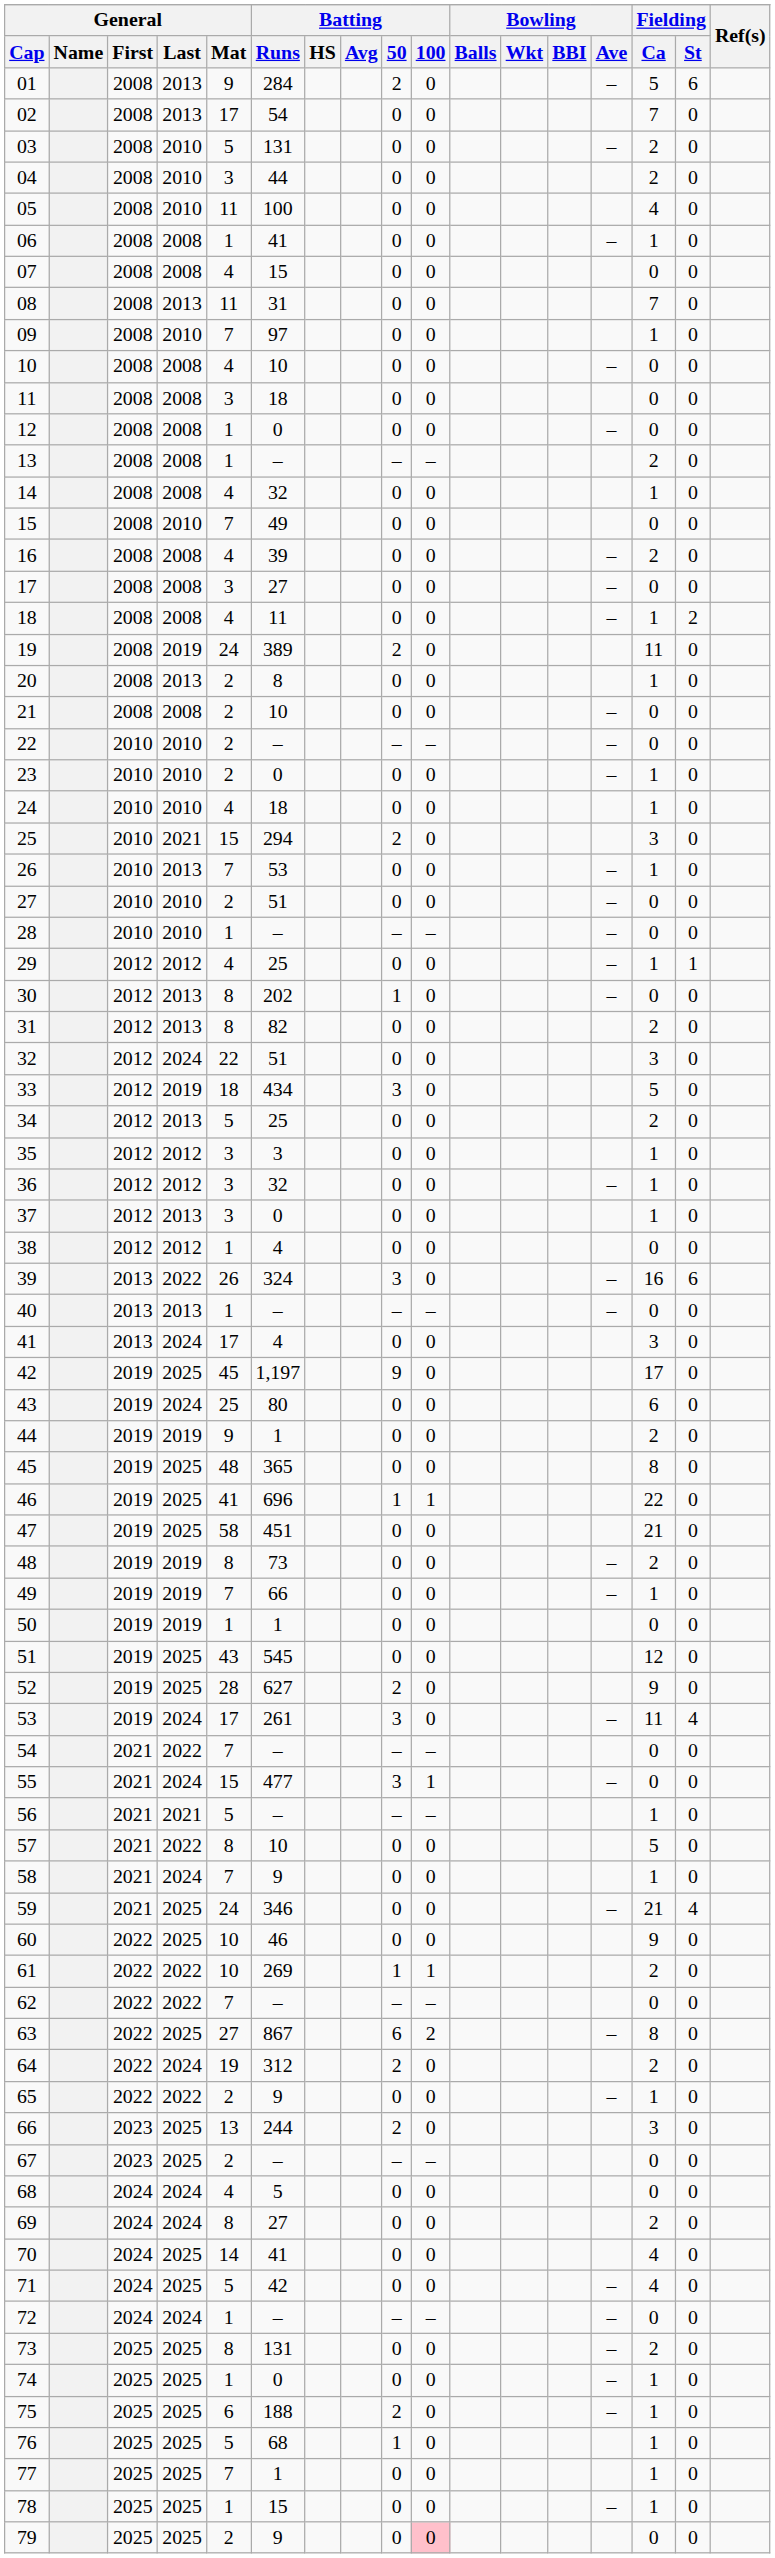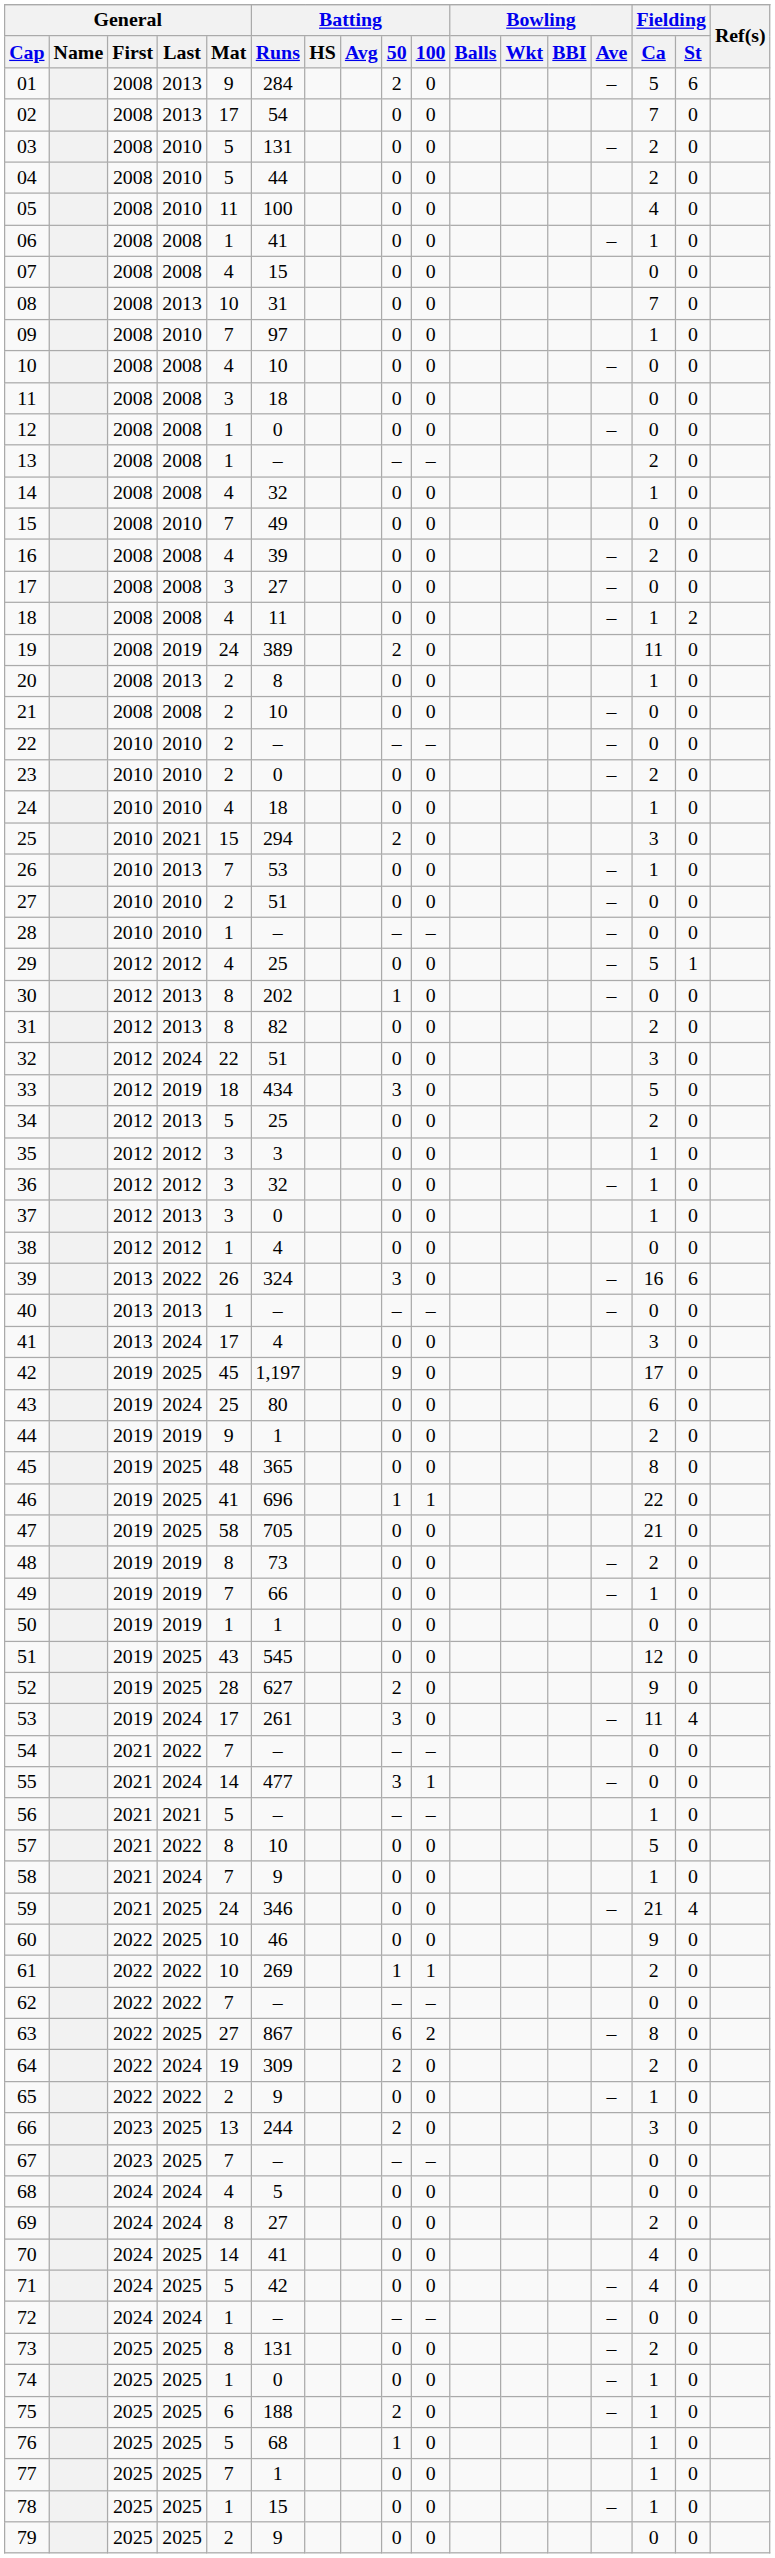(229, 177) 3 -> (229, 177) 5
(229, 303) 11 -> (229, 303) 10
(654, 775) 1 -> (654, 775) 2
(654, 964) 1 -> (654, 964) 5
(278, 1530) 451 -> (278, 1530) 705
(229, 1782) 15 -> (229, 1782) 14
(278, 2065) 312 -> (278, 2065) 309
(229, 2159) 2 -> (229, 2159) 7
(431, 2537) pink background -> (431, 2537) no background
